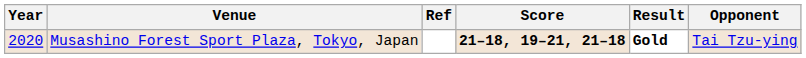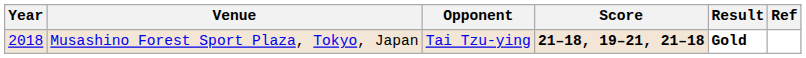columns swapped: (745, 17) <-> (439, 17)
(26, 41) 2020 -> (26, 41) 2018
